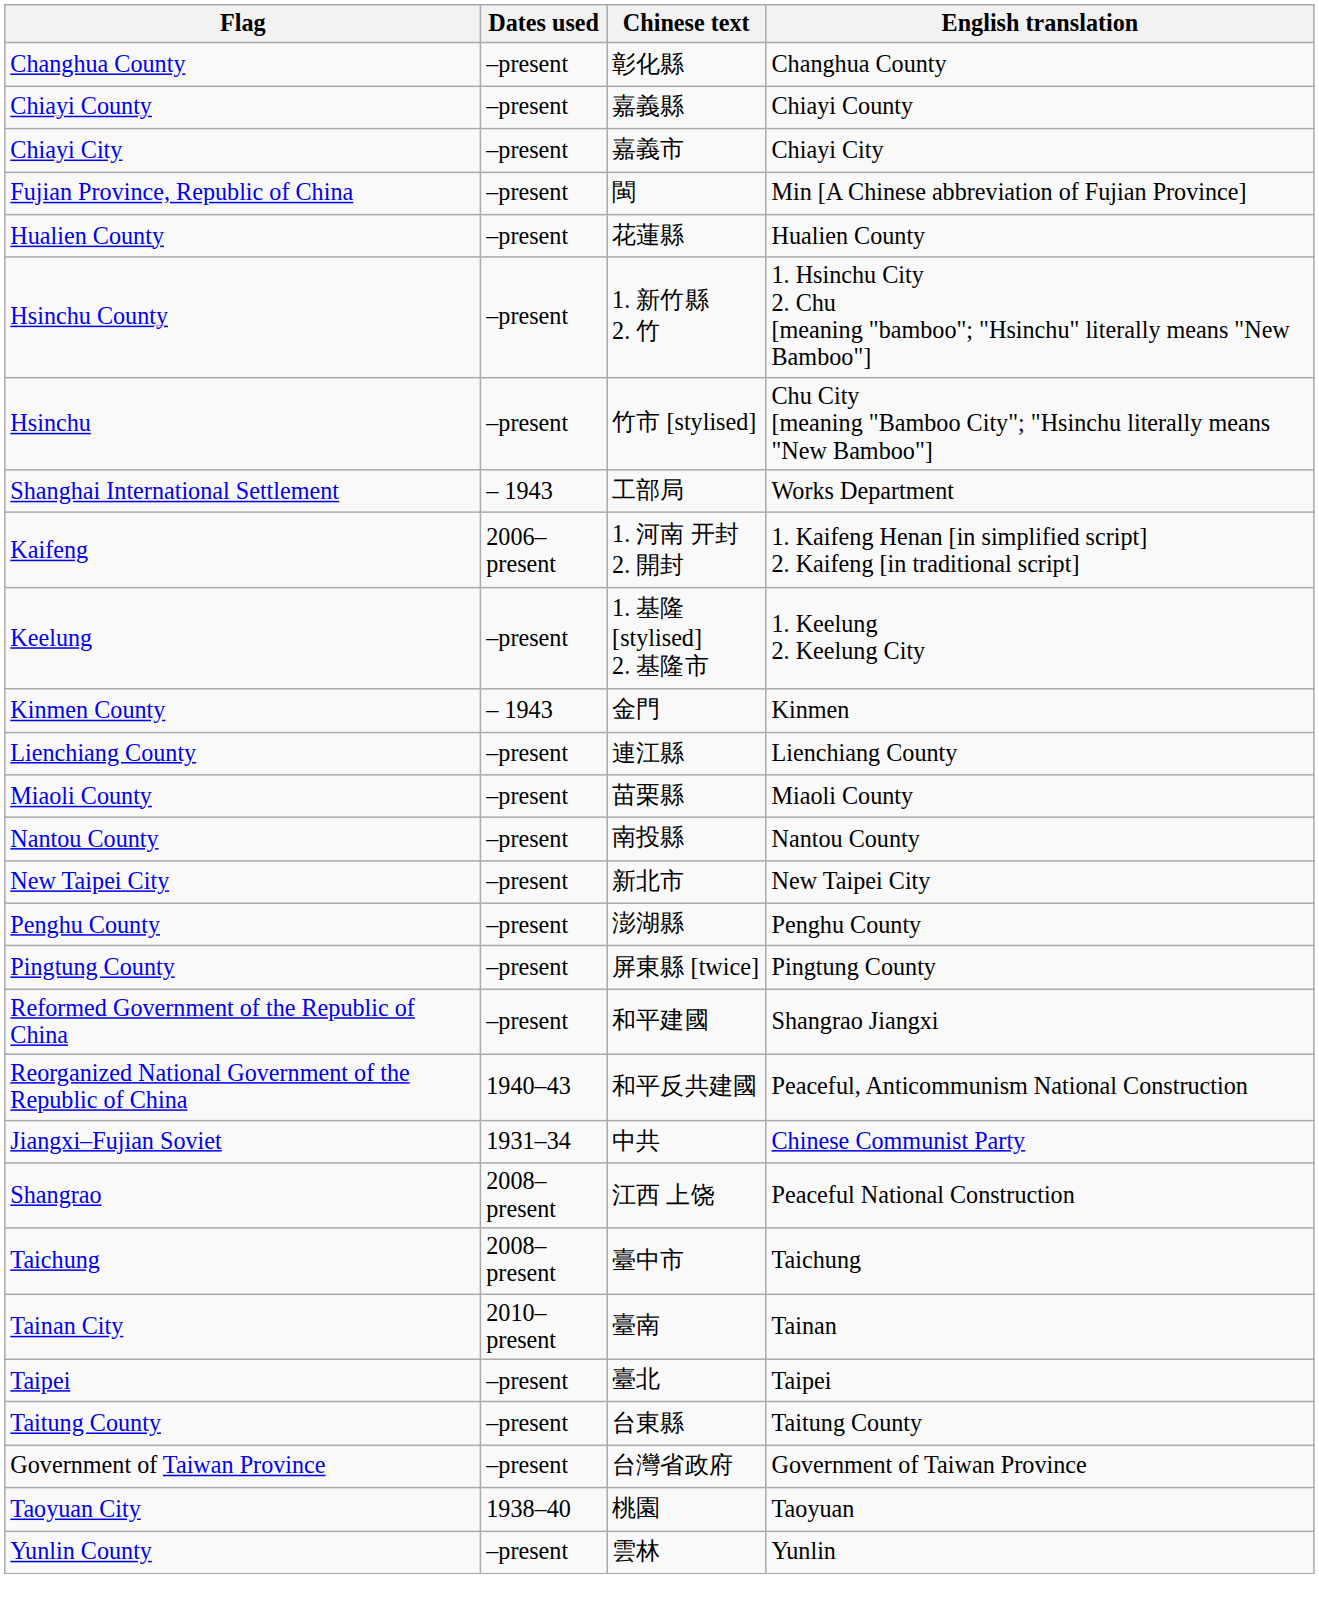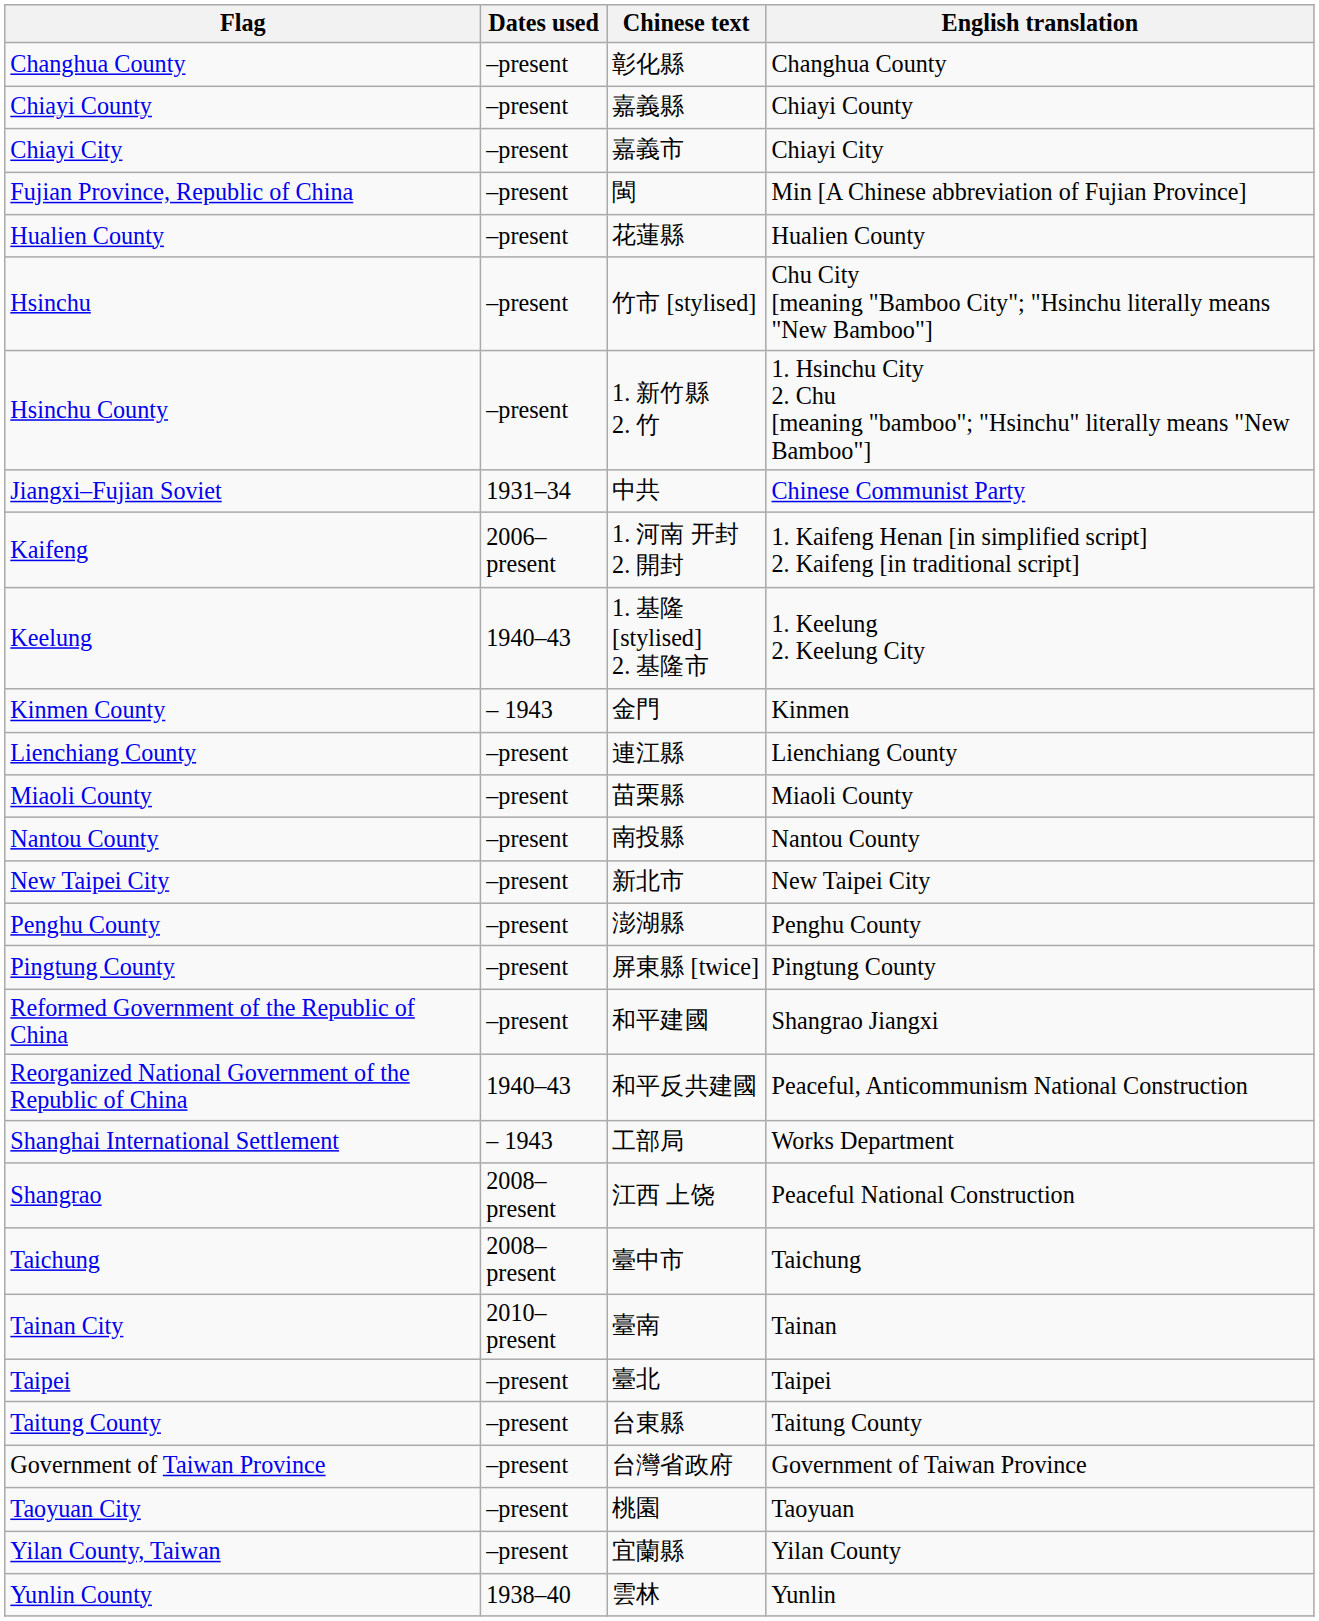rows swapped: (51, 423) <-> (89, 316)
rows swapped: (116, 1141) <-> (175, 491)
(527, 637) –present -> (529, 637) 1940–43
(529, 1508) 1938–40 -> (527, 1508) –present
+ row: (116, 1551)
(527, 1551) –present -> (529, 1594) 1938–40
